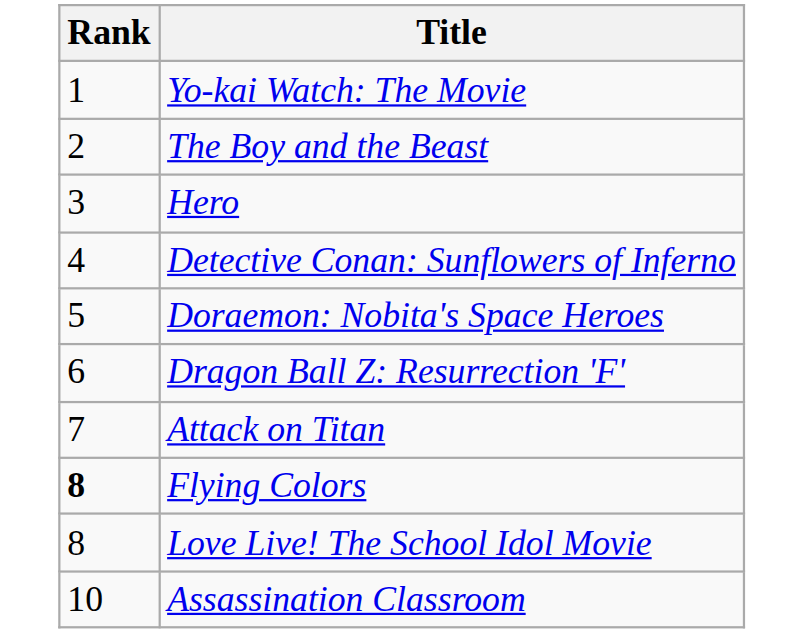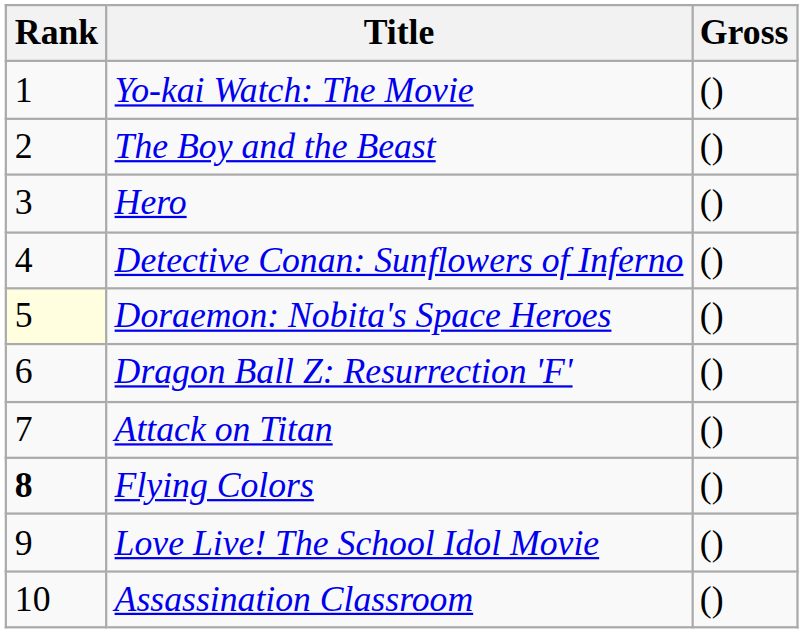+ column: (744, 32)
(76, 315) no background -> (24, 315) lightyellow background
(76, 542) 8 -> (24, 542) 9
